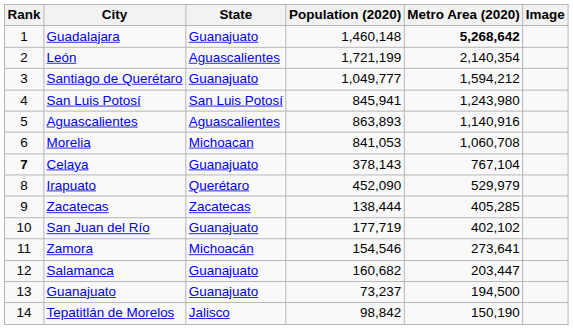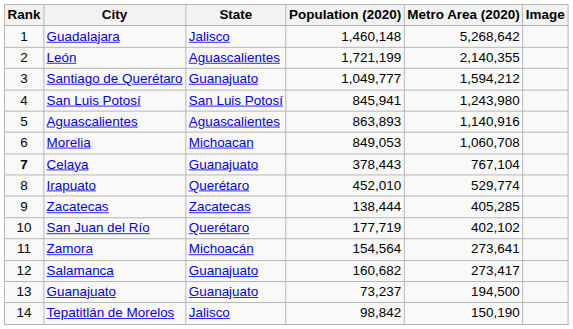(224, 36) Guanajuato -> (209, 36) Jalisco
(490, 36) bold -> (490, 36) normal
(490, 57) 2,140,354 -> (490, 57) 2,140,355
(377, 143) 841,053 -> (377, 143) 849,053
(377, 164) 378,143 -> (377, 164) 378,443
(377, 185) 452,090 -> (377, 185) 452,010
(495, 185) 529,979 -> (495, 185) 529,774
(224, 228) Guanajuato -> (219, 228) Querétaro
(377, 249) 154,546 -> (377, 249) 154,564
(495, 270) 203,447 -> (495, 270) 273,417
